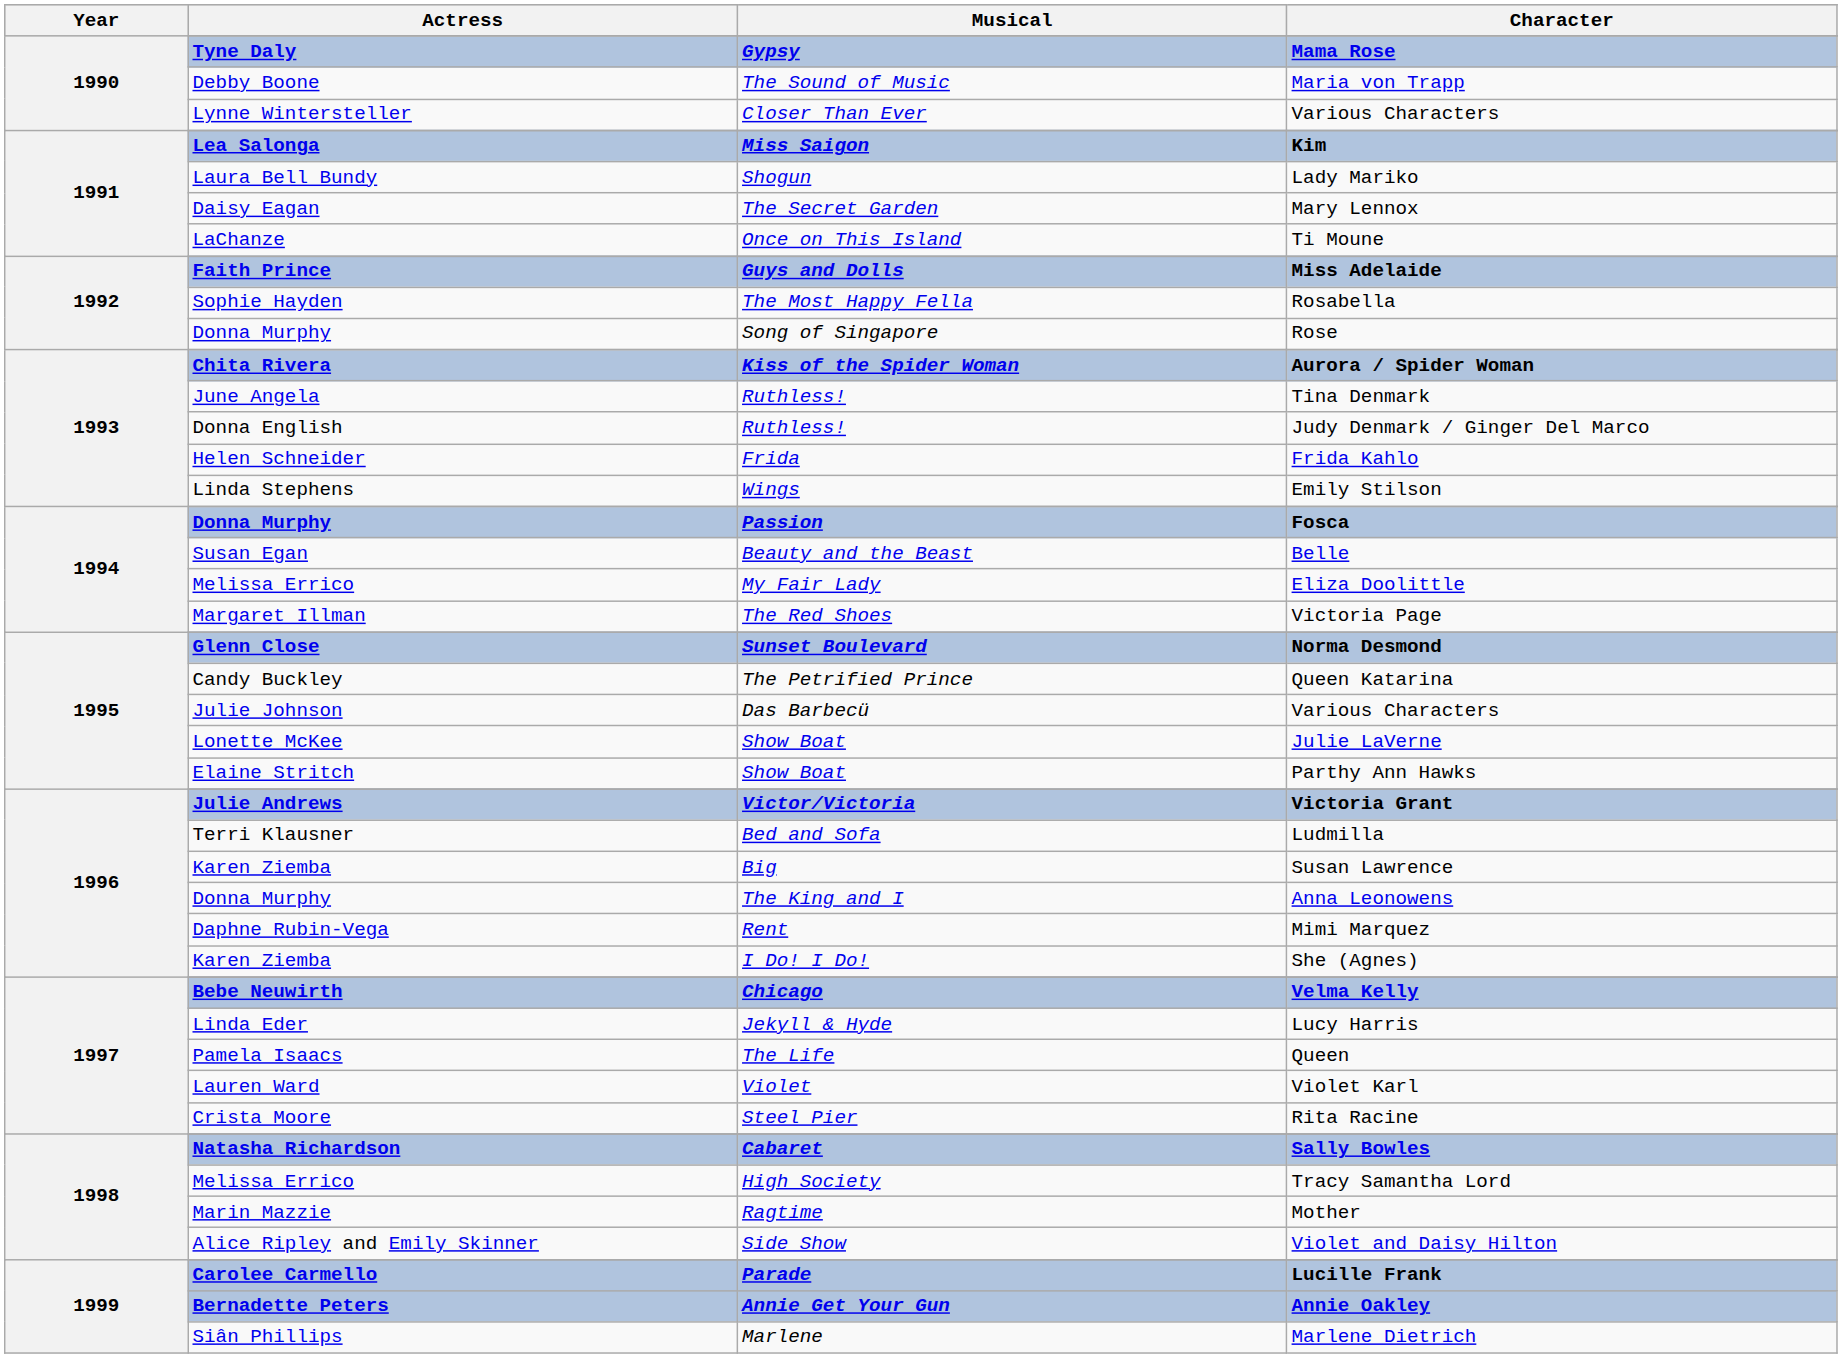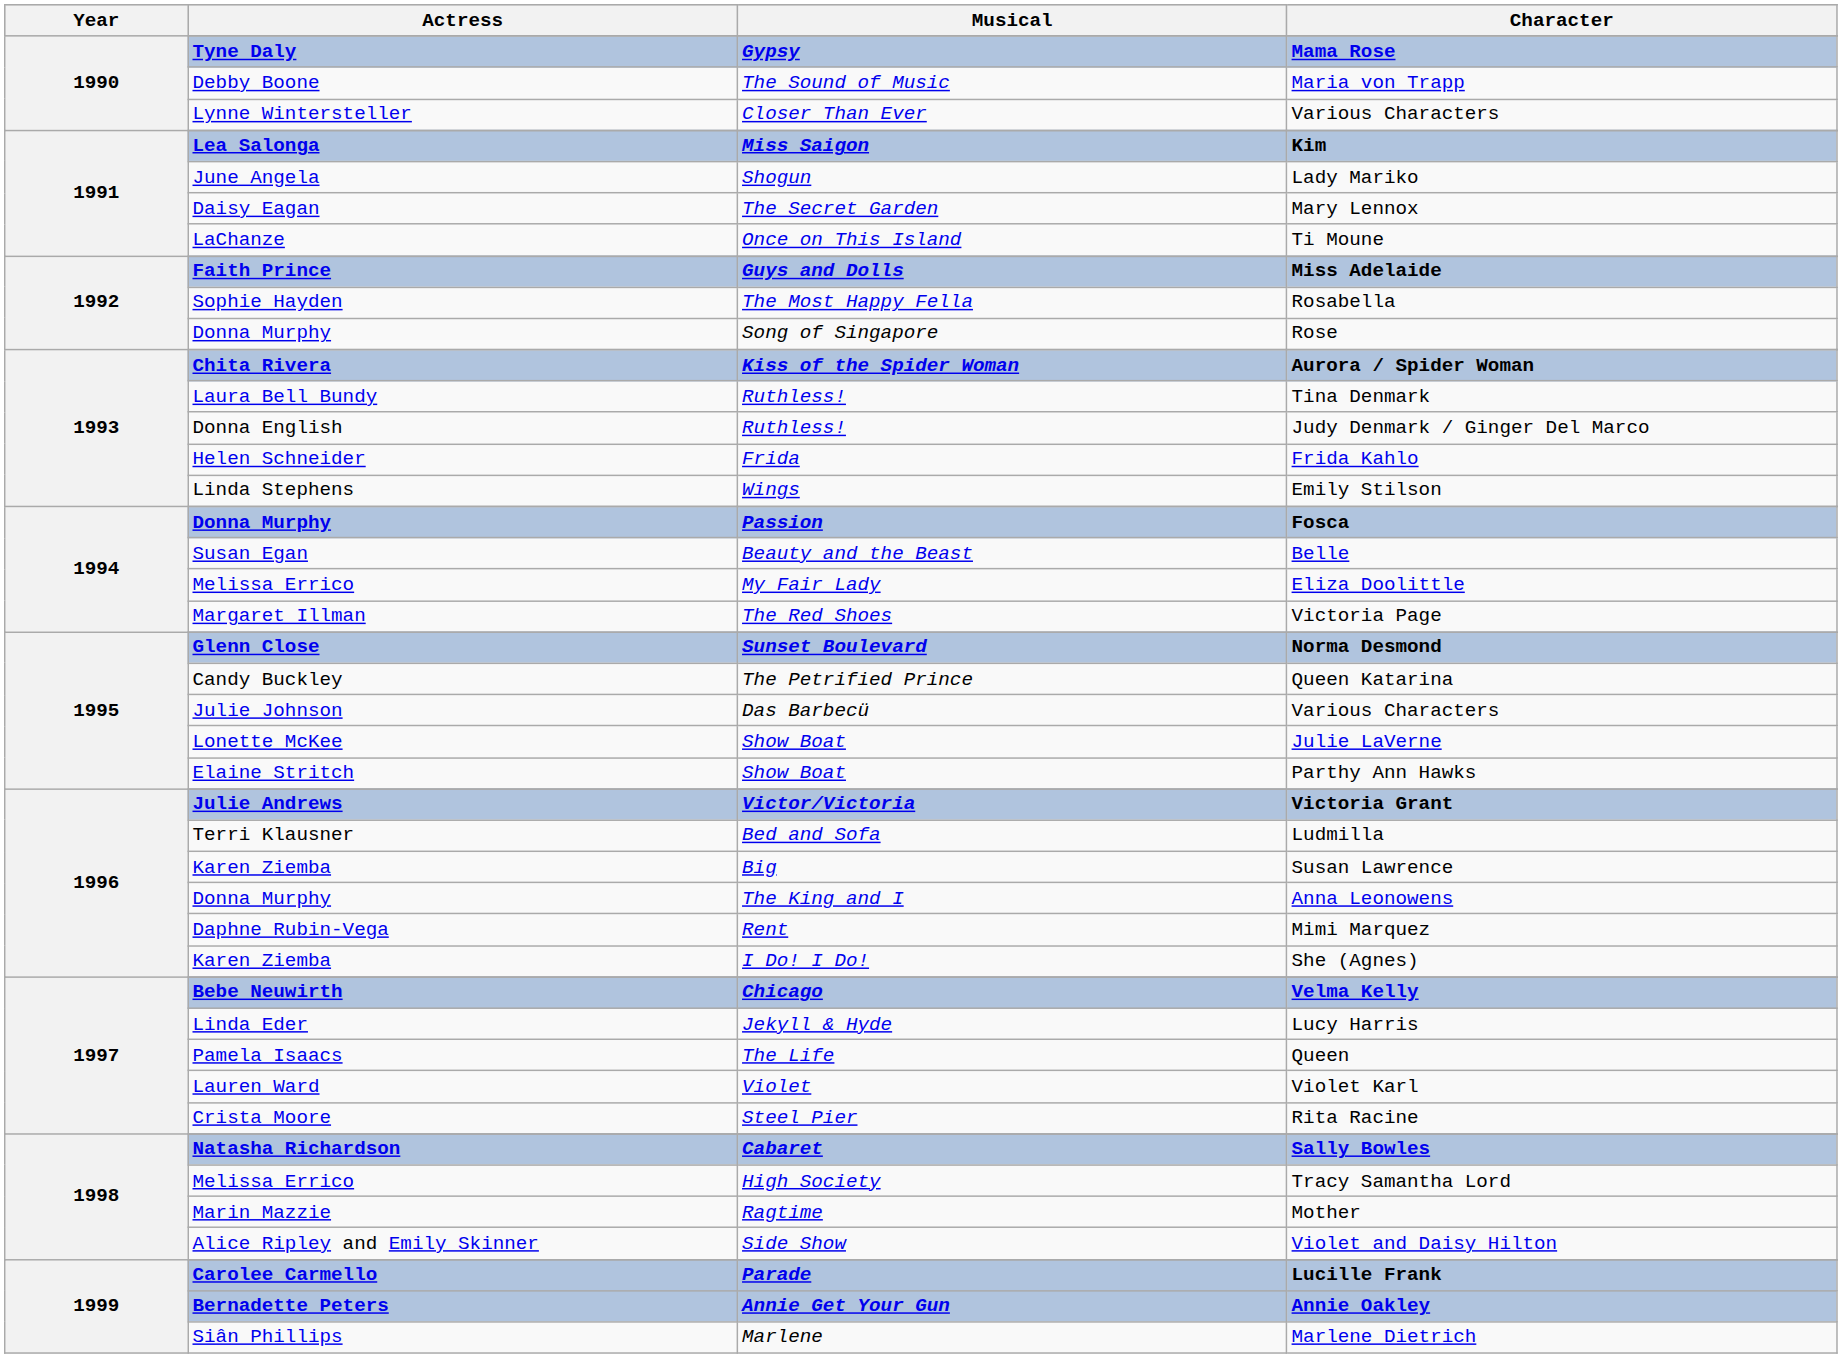(285, 177) Laura Bell Bundy -> (256, 177) June Angela
(256, 397) June Angela -> (285, 397) Laura Bell Bundy
